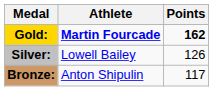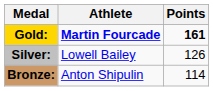(195, 34) 162 -> (195, 34) 161
(195, 75) 117 -> (195, 75) 114
